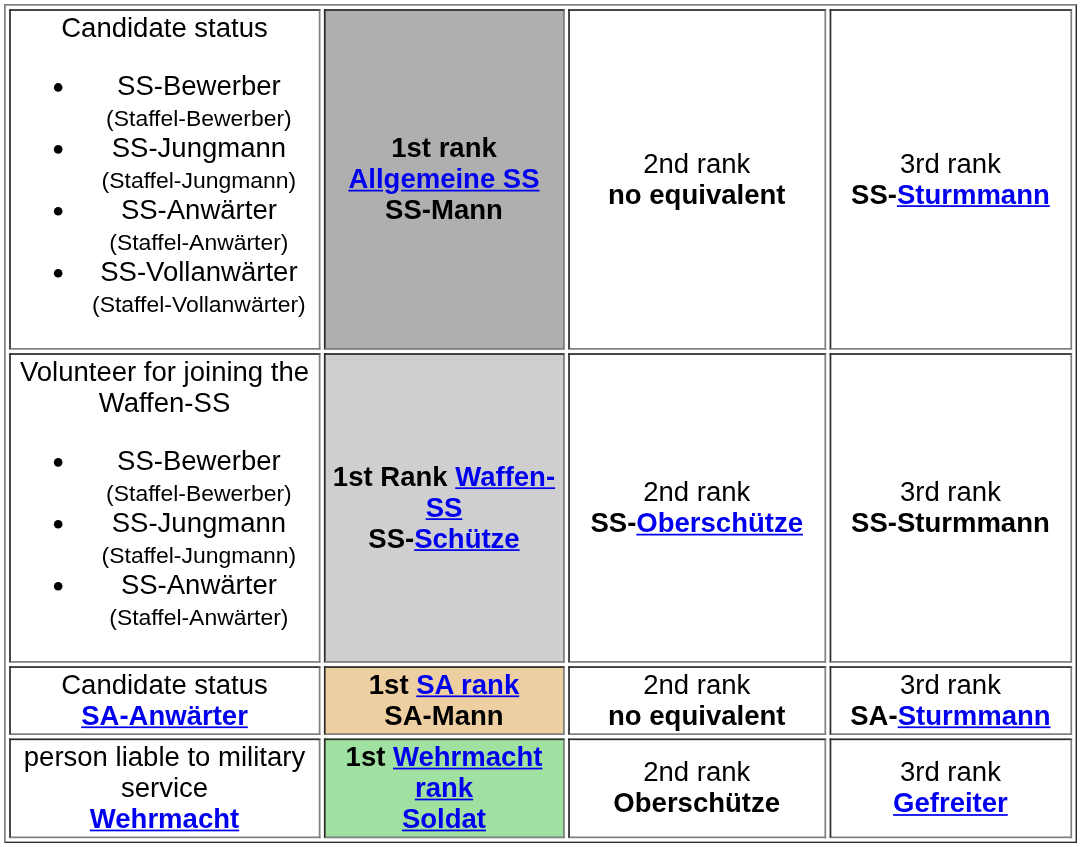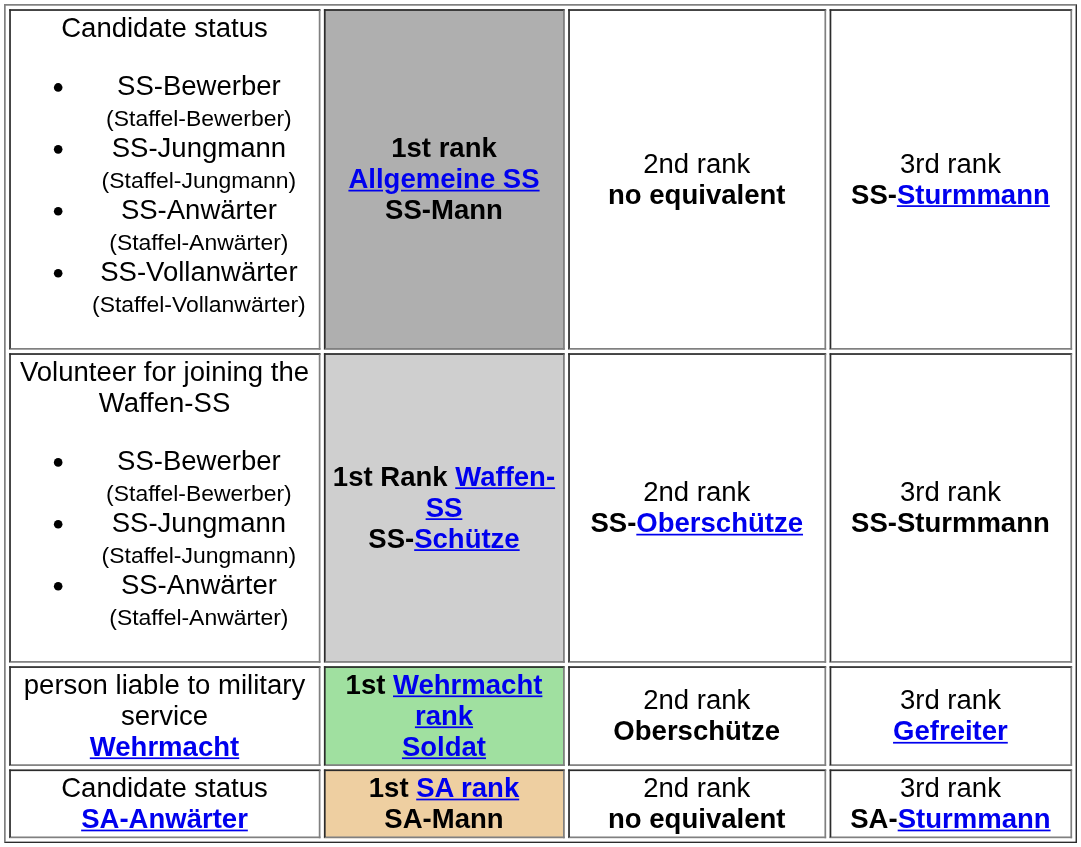rows swapped: (164, 700) <-> (164, 787)
